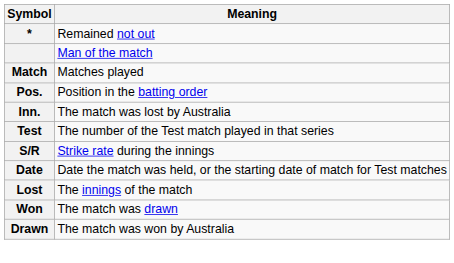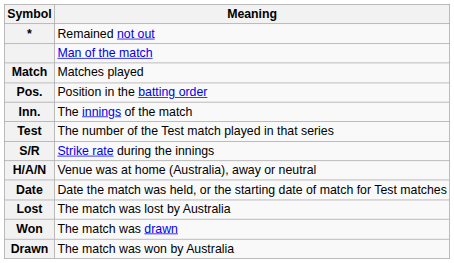(144, 111) The match was lost by Australia -> (125, 111) The innings of the match
+ row: (29, 170)
(125, 190) The innings of the match -> (144, 209) The match was lost by Australia
